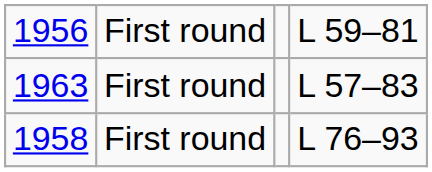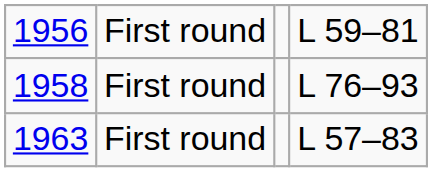rows swapped: (51, 138) <-> (51, 85)
